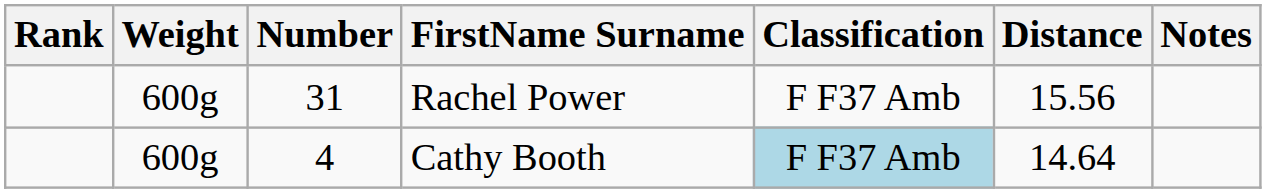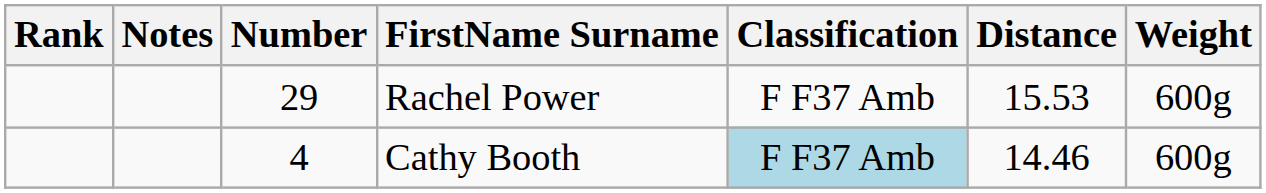columns swapped: (180, 34) <-> (1206, 34)
(325, 95) 31 -> (299, 95) 29
(1072, 95) 15.56 -> (1047, 95) 15.53
(1072, 156) 14.64 -> (1047, 156) 14.46
